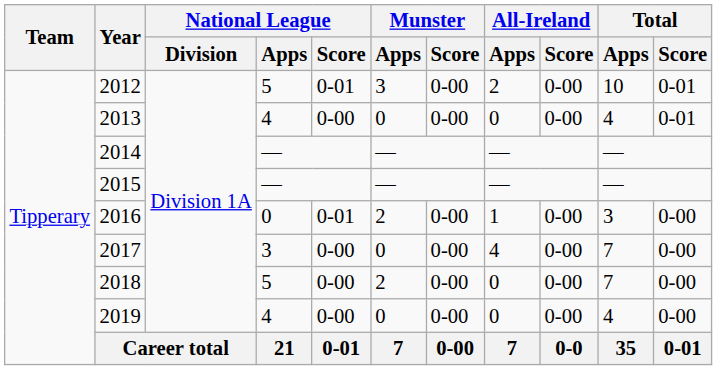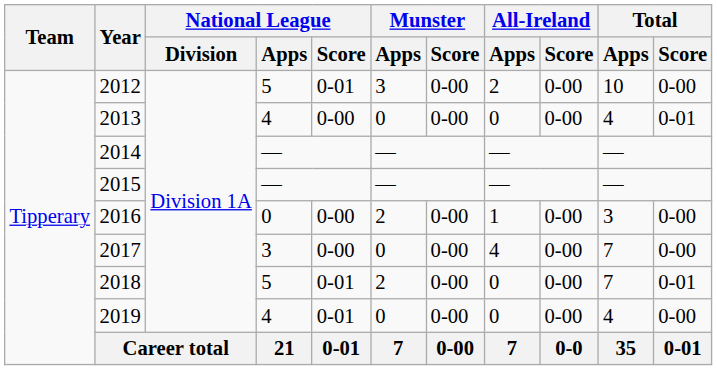(677, 86) 0-01 -> (677, 86) 0-00
(336, 217) 0-01 -> (336, 217) 0-00
(336, 282) 0-00 -> (336, 282) 0-01
(677, 282) 0-00 -> (677, 282) 0-01
(336, 315) 0-00 -> (336, 315) 0-01
